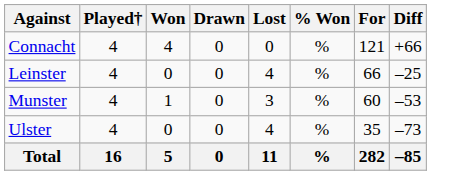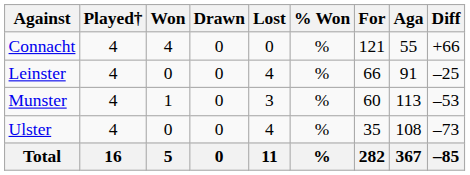+ column: (409, 18)
